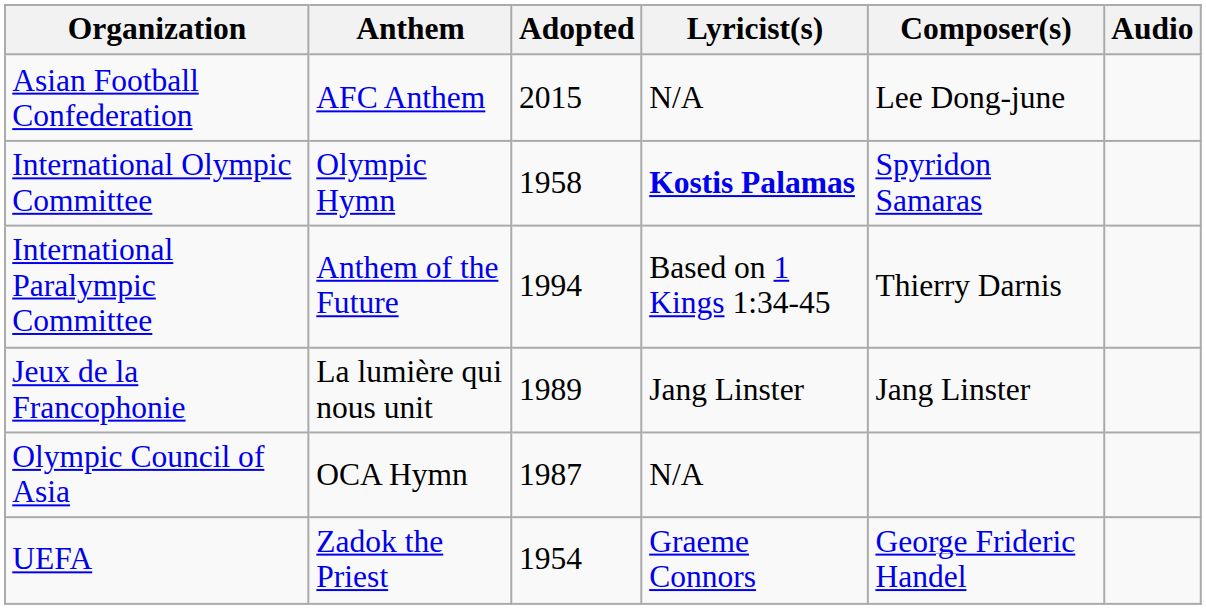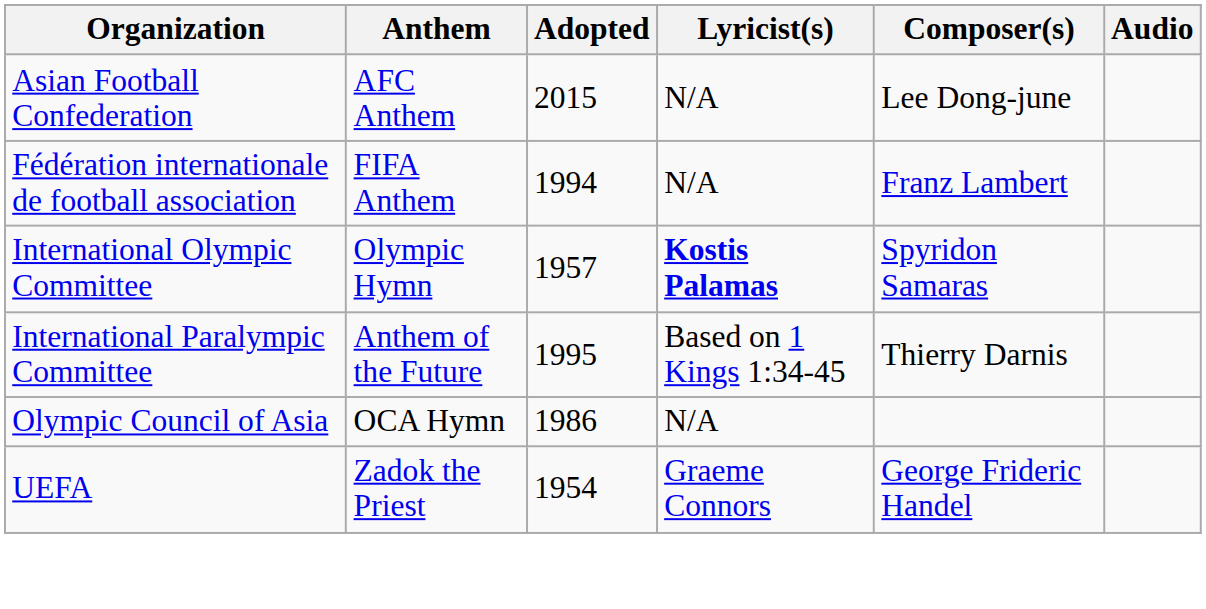+ row: (170, 182)
(551, 182) 1958 -> (566, 268) 1957
(551, 285) 1994 -> (566, 353) 1995
- row: (99, 389)
(551, 474) 1987 -> (566, 421) 1986
